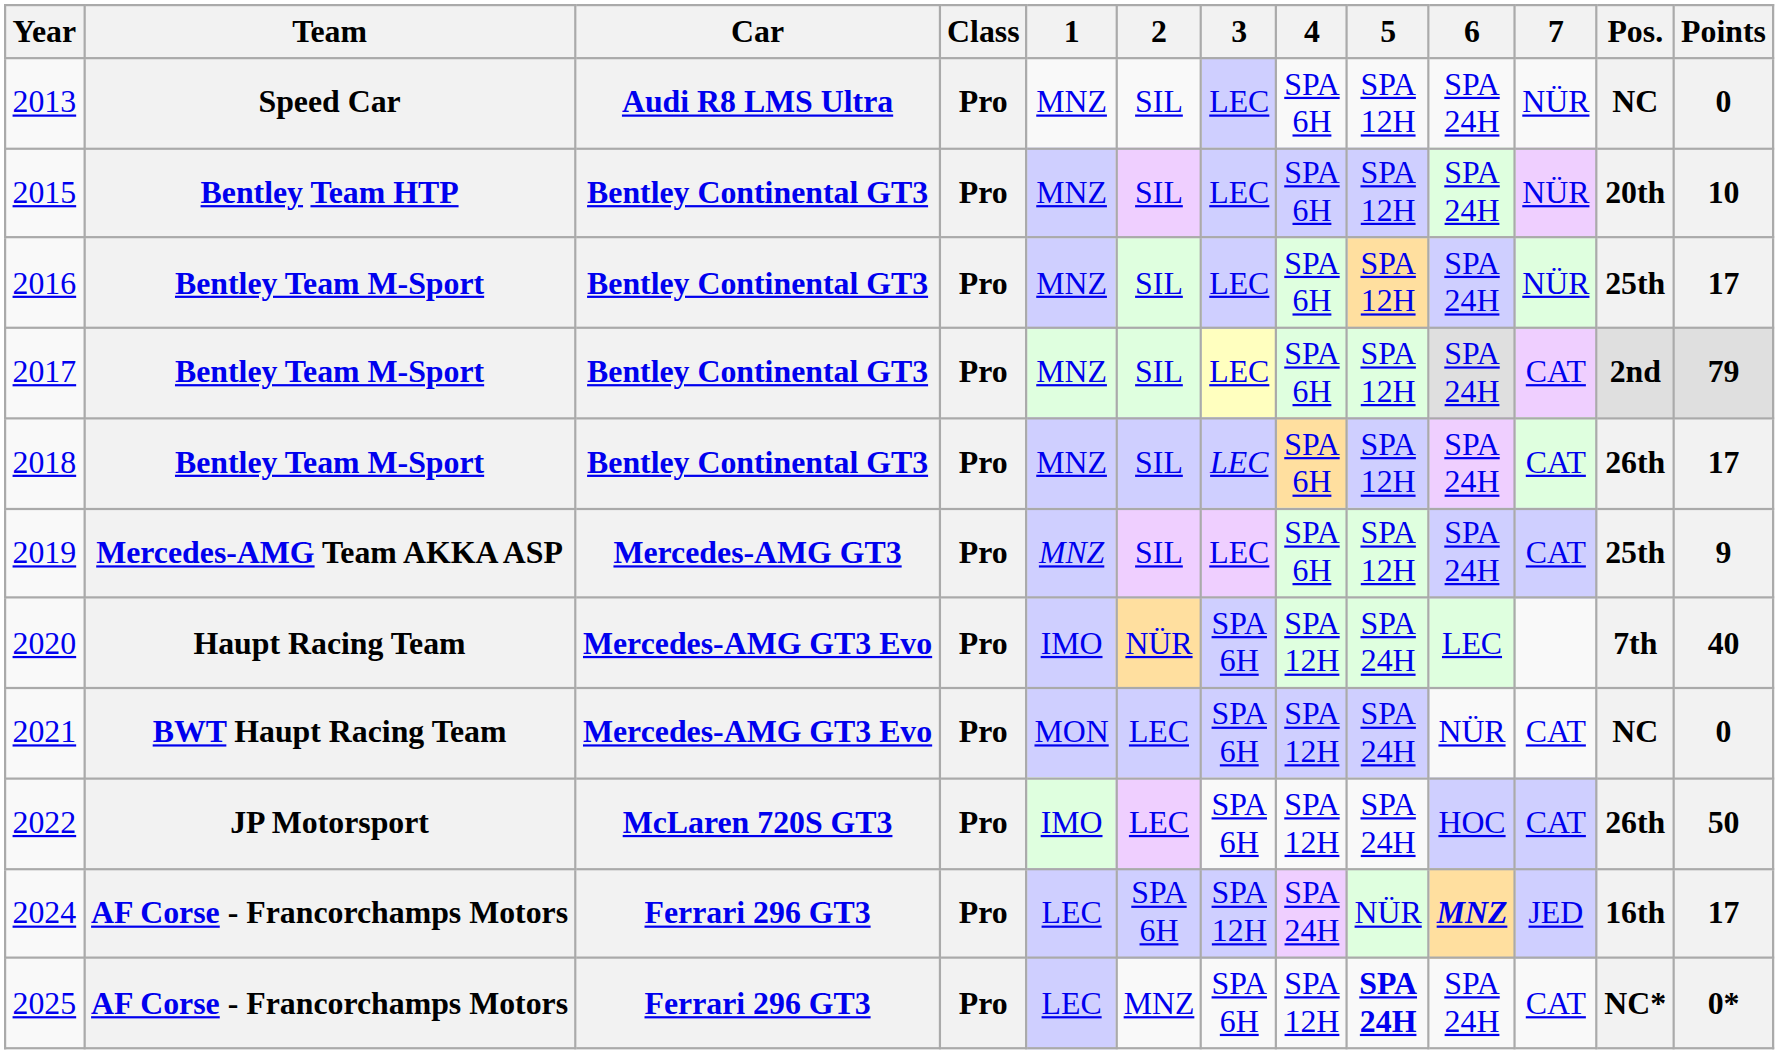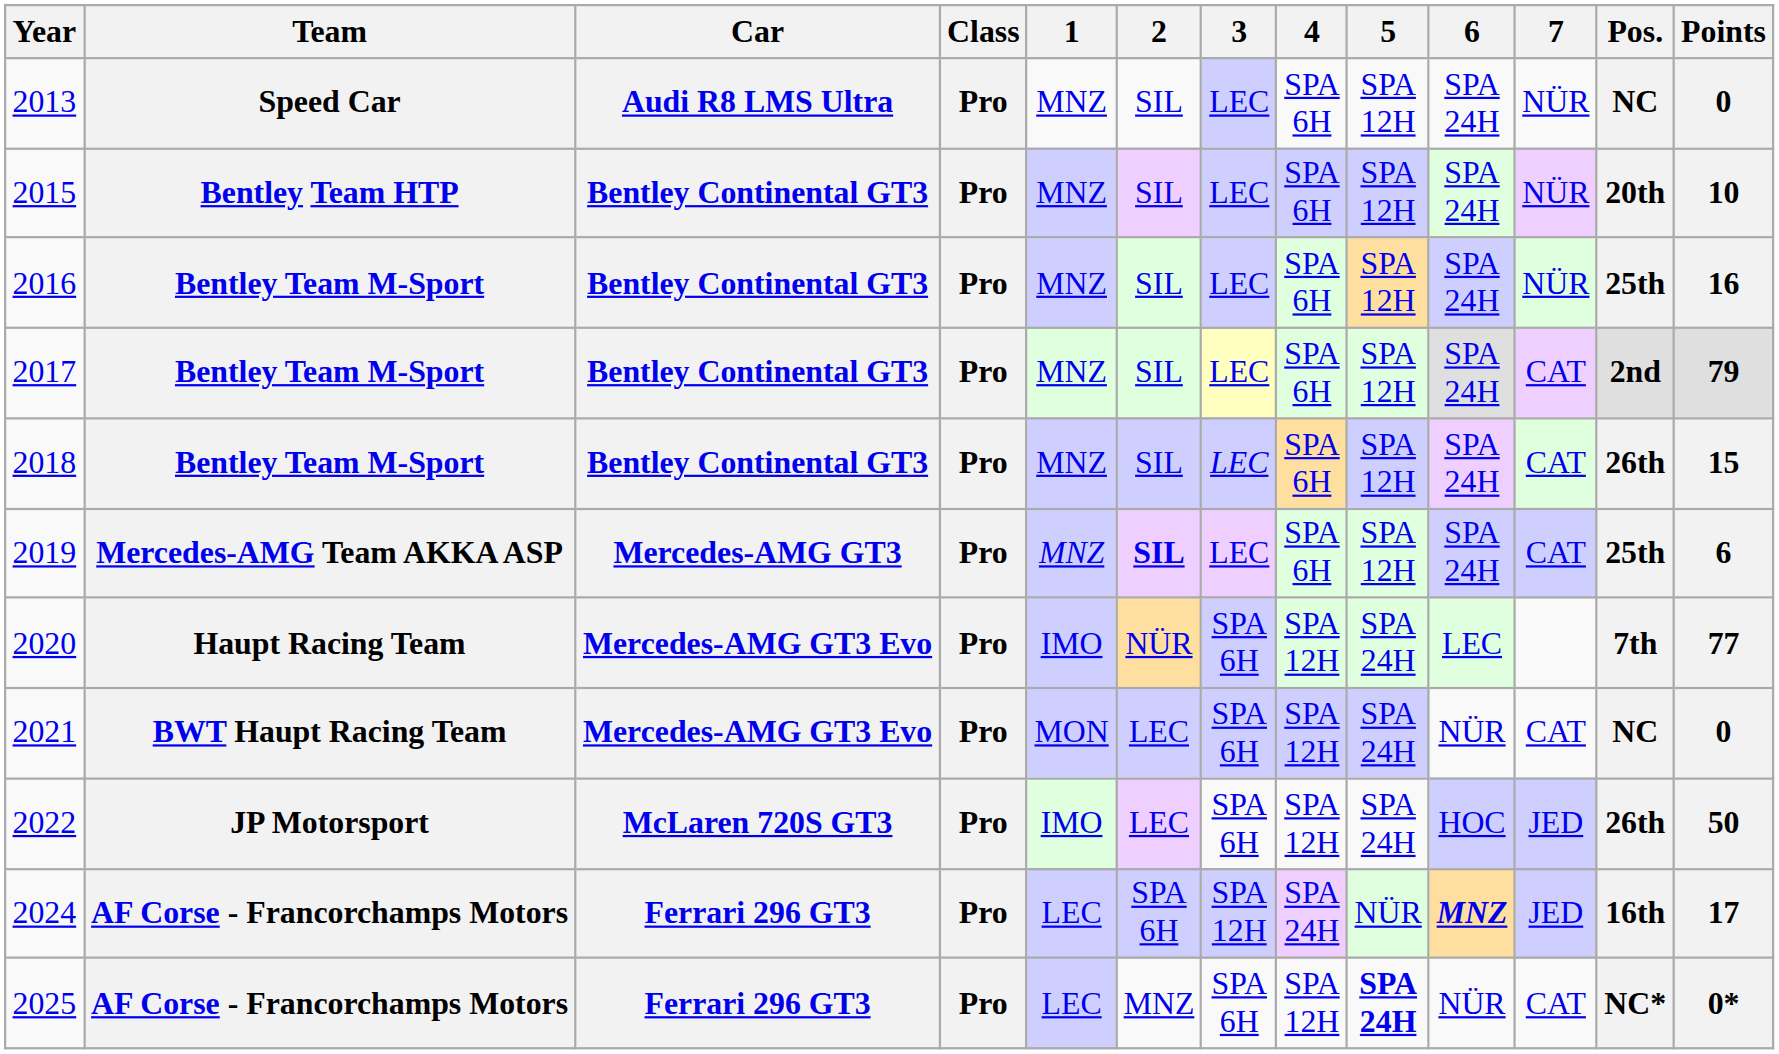(1724, 282) 17 -> (1724, 282) 16
(1724, 462) 17 -> (1724, 462) 15
(1159, 552) normal -> (1159, 552) bold
(1724, 552) 9 -> (1724, 552) 6
(1724, 642) 40 -> (1724, 642) 77
(1556, 822) CAT -> (1556, 822) JED
(1472, 1002) SPA 24H -> (1472, 1002) NÜR
